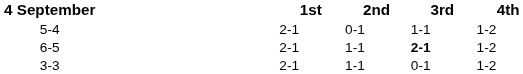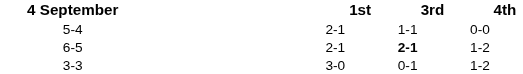- column: (377, 10)
(486, 29) 1-2 -> (480, 29) 0-0
(289, 66) 2-1 -> (335, 66) 3-0
